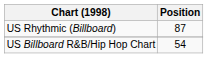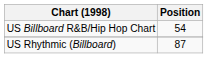rows swapped: (81, 45) <-> (61, 28)
